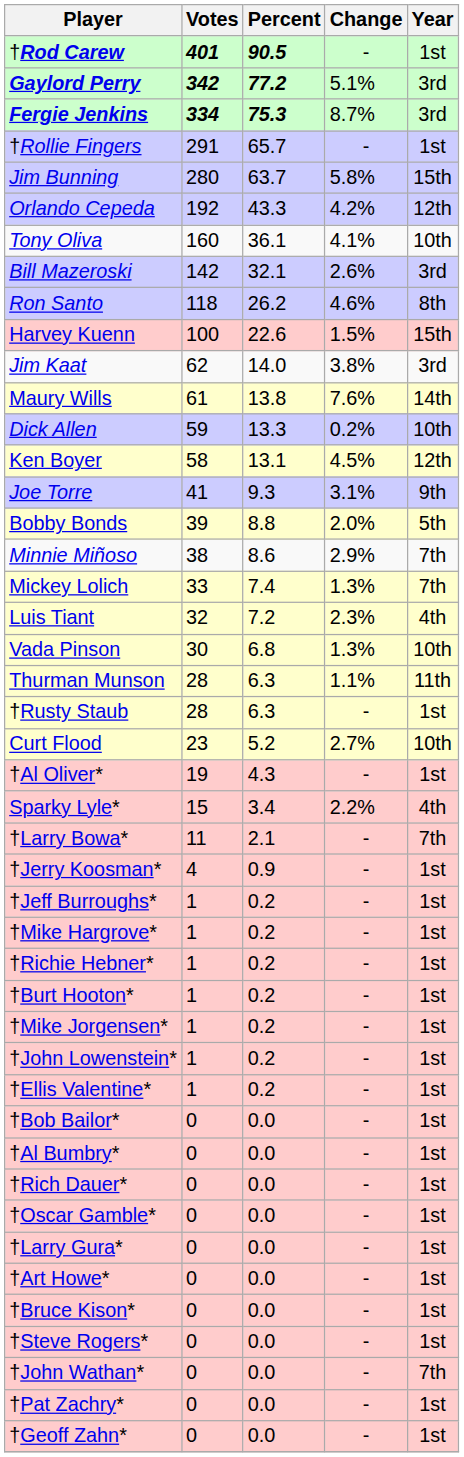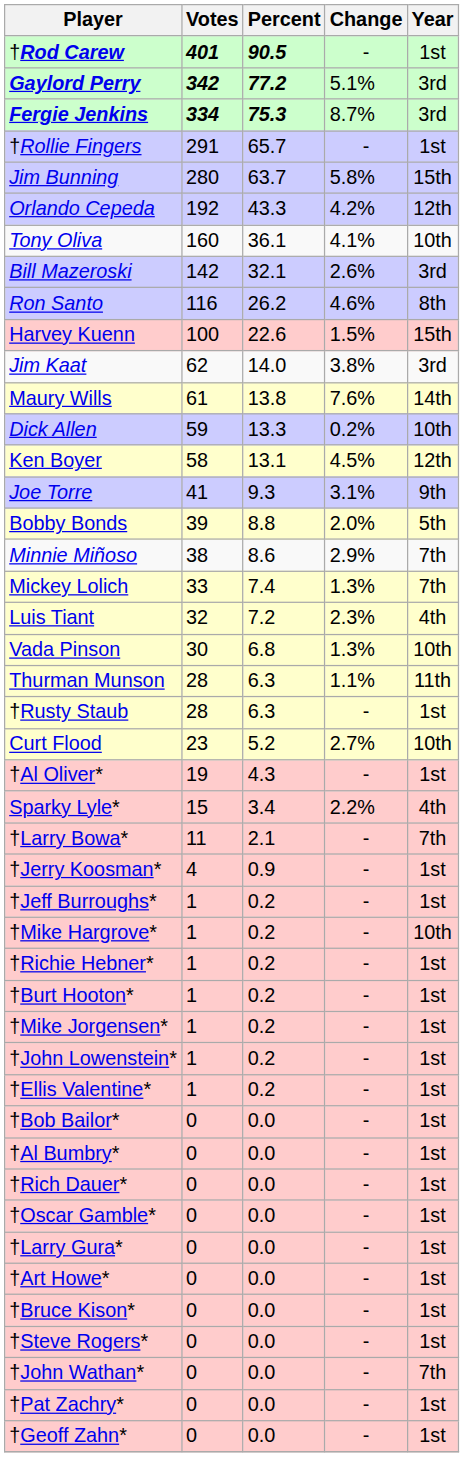(202, 303) 118 -> (202, 303) 116
(433, 932) 1st -> (433, 932) 10th
